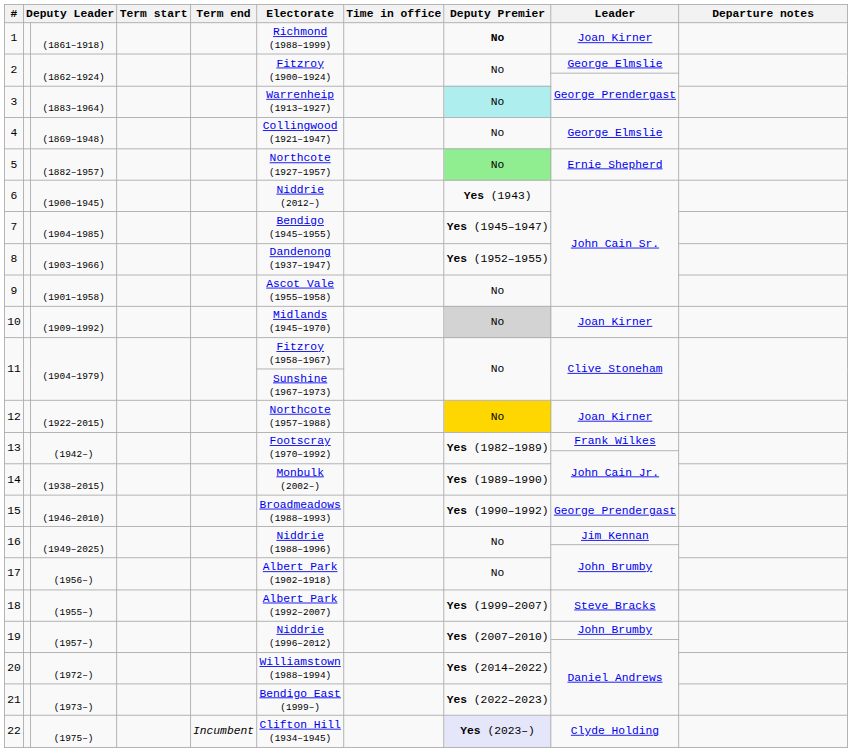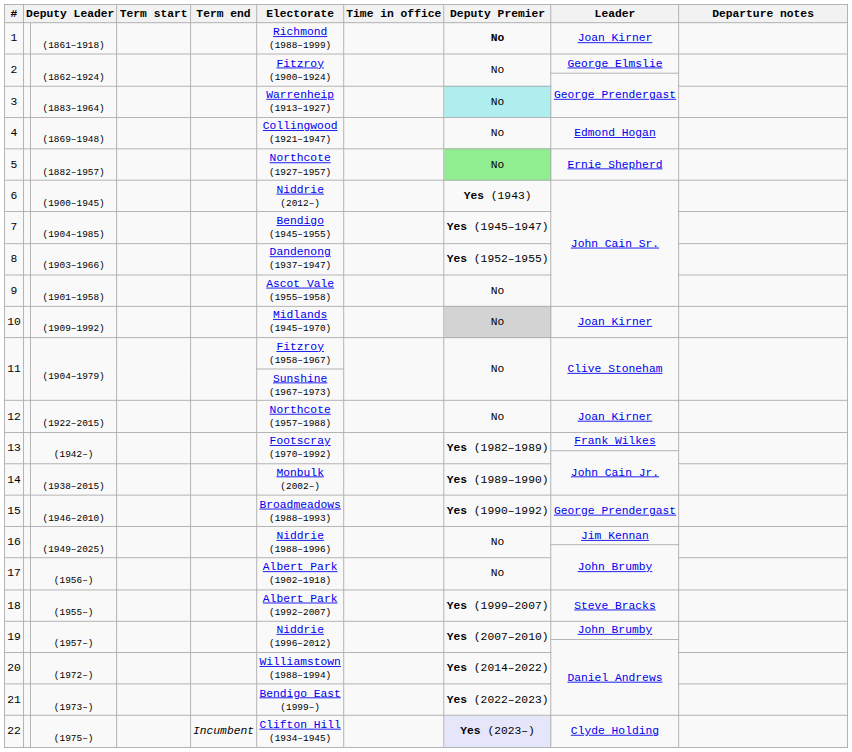(615, 133) George Elmslie -> (615, 133) Edmond Hogan
(498, 416) gold background -> (498, 416) no background
